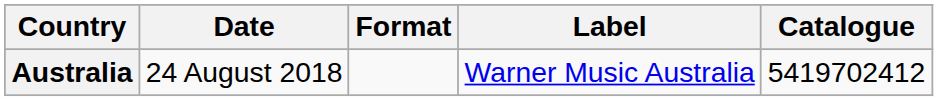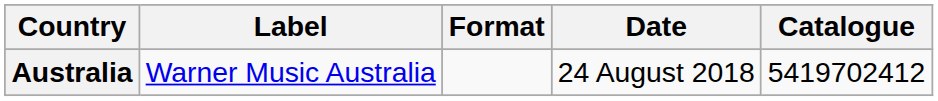columns swapped: (244, 26) <-> (610, 26)
